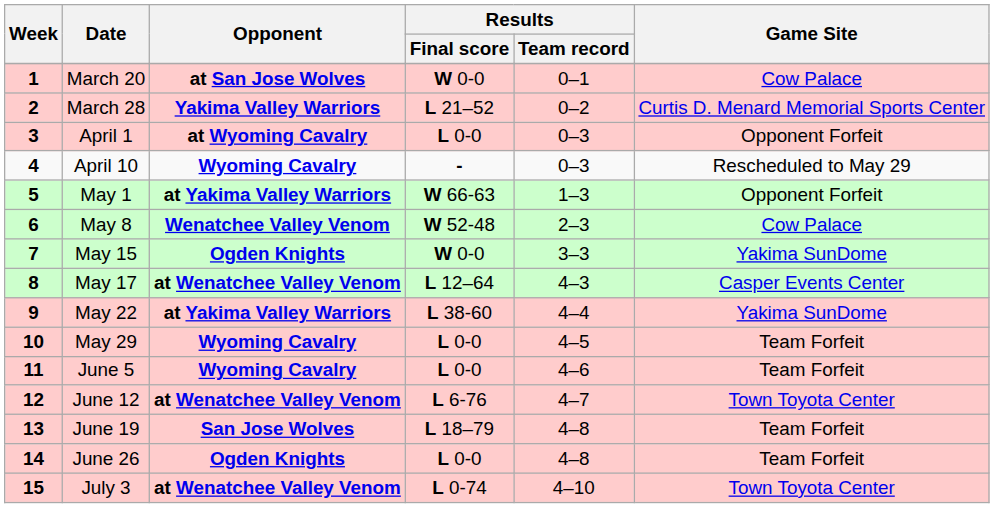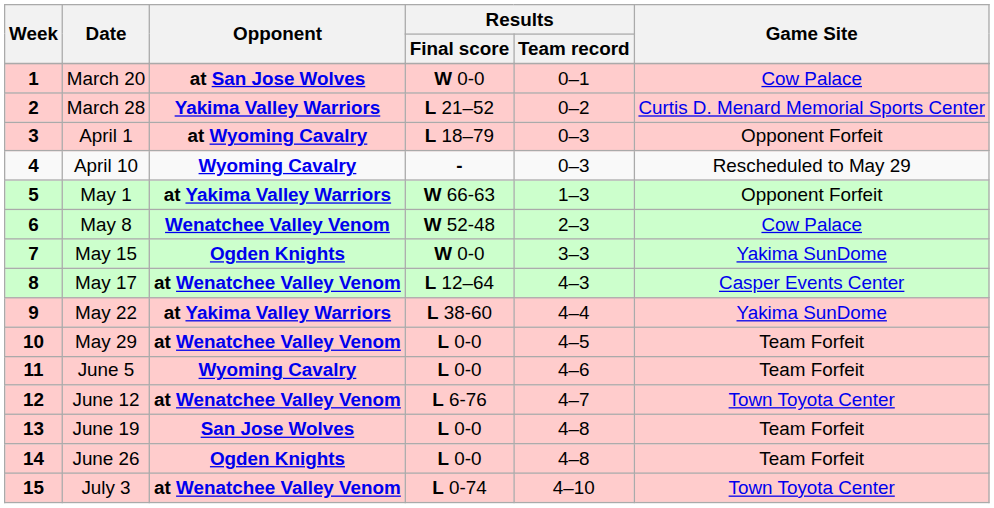(459, 136) L 0-0 -> (459, 136) L 18–79
(277, 341) Wyoming Cavalry -> (277, 341) at Wenatchee Valley Venom
(459, 429) L 18–79 -> (459, 429) L 0-0
